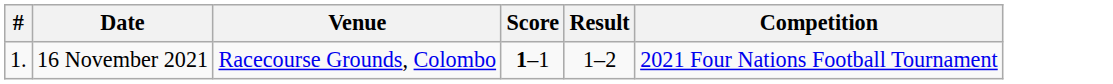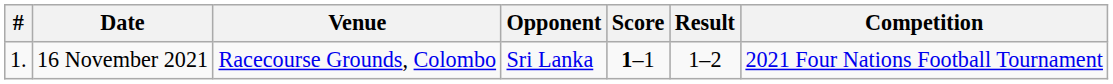+ column: (554, 23)
